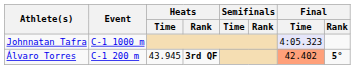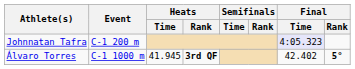(118, 41) C-1 1000 m -> (115, 41) C-1 200 m
(115, 56) C-1 200 m -> (118, 56) C-1 1000 m
(165, 56) 43.945 -> (165, 56) 41.945
(301, 56) lightsalmon background -> (301, 56) no background
